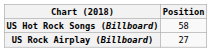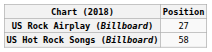rows swapped: (82, 26) <-> (82, 40)
